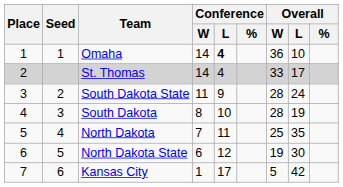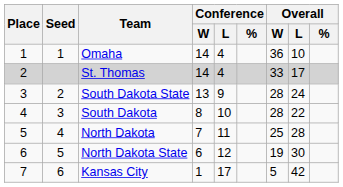(221, 53) bold -> (221, 53) normal
(202, 93) 11 -> (202, 93) 13
(298, 113) 19 -> (298, 113) 22
(298, 133) 35 -> (298, 133) 28
